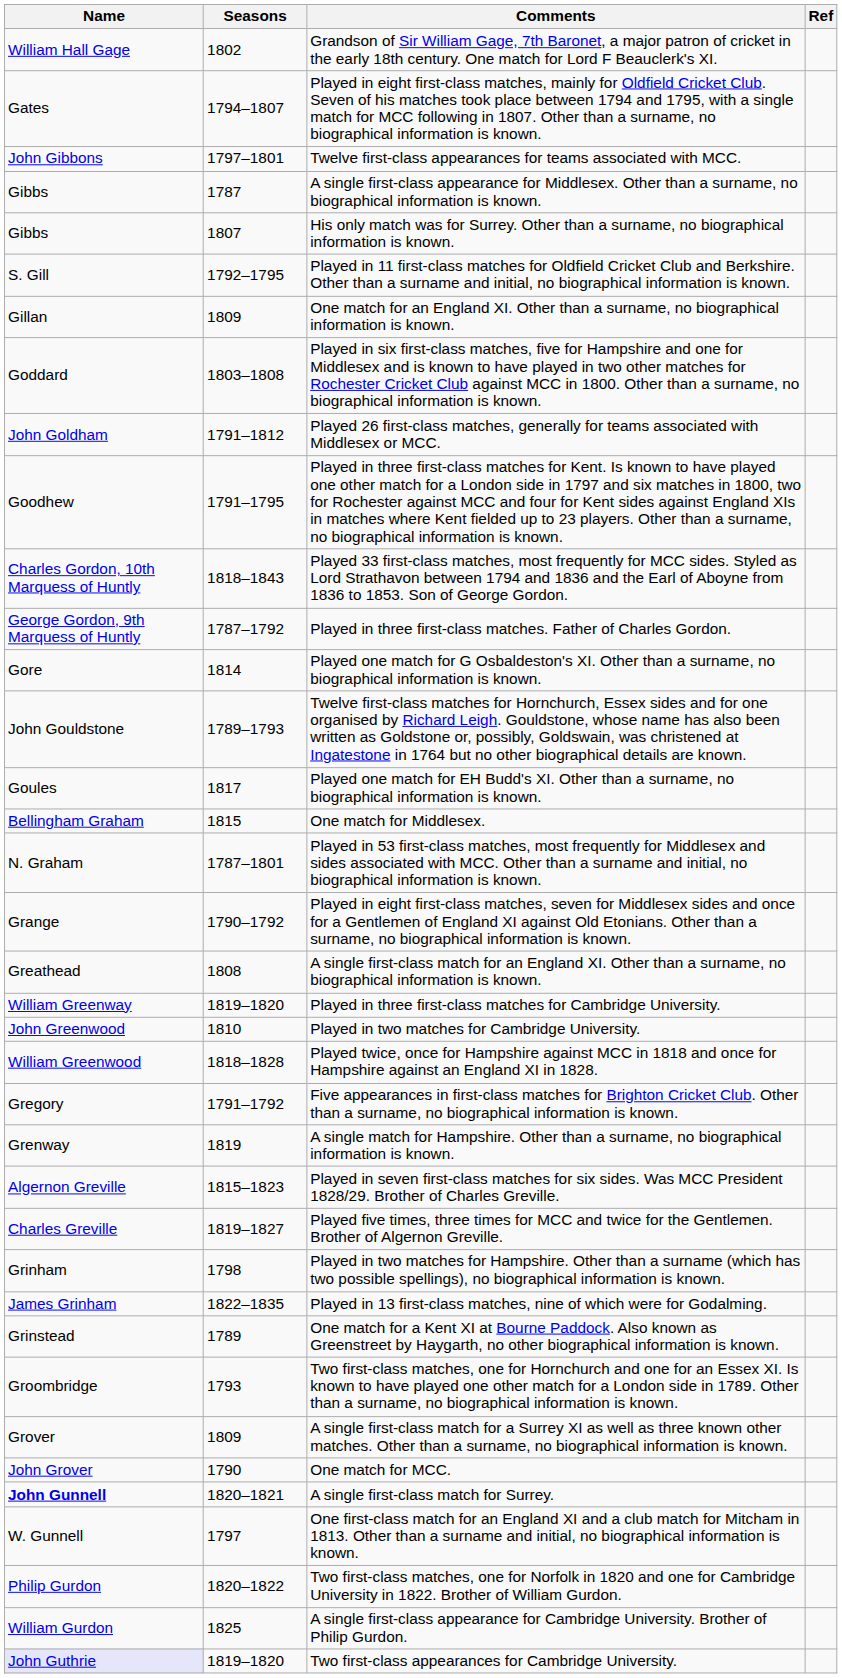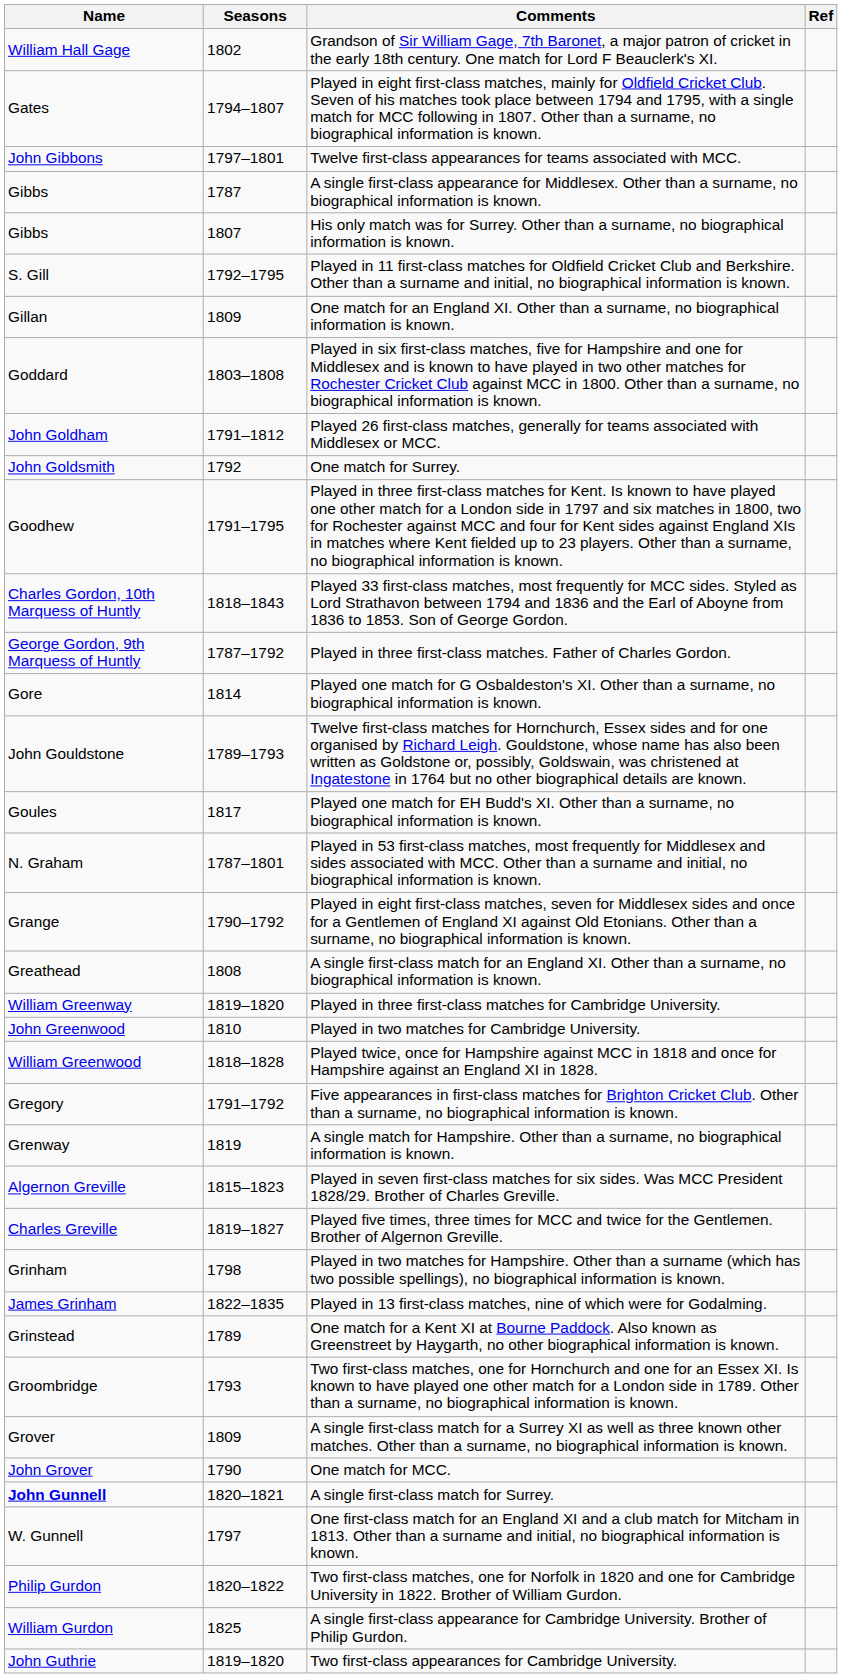+ row: (385, 467)
- row: (398, 821)
(52, 1661) lavender background -> (52, 1661) no background
